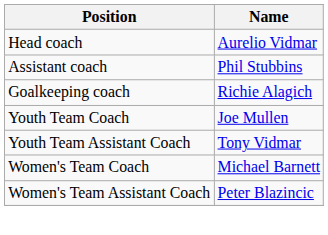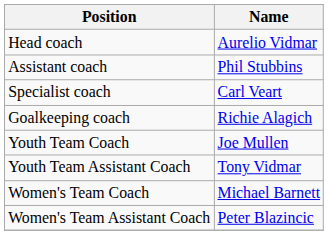+ row: (59, 92)
